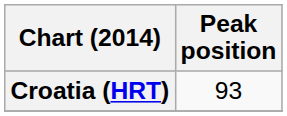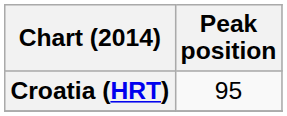(229, 90) 93 -> (229, 90) 95
